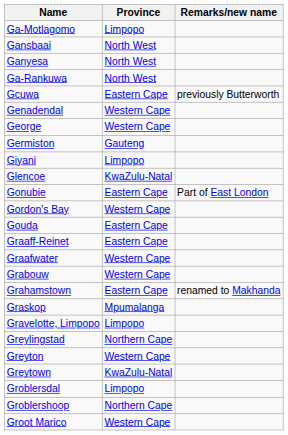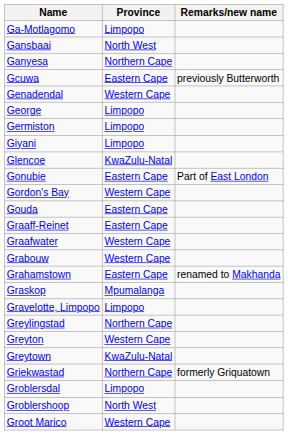(130, 62) North West -> (138, 62) Northern Cape
- row: (37, 78)
(137, 127) Western Cape -> (124, 111) Limpopo
(124, 144) Gauteng -> (124, 127) Limpopo
+ row: (35, 373)
(138, 405) Northern Cape -> (130, 405) North West
